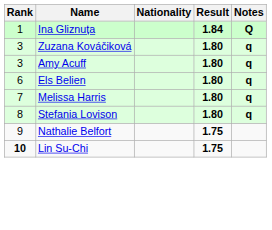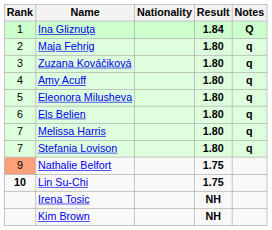+ row: (66, 47)
(20, 64) 3 -> (20, 81) 4
+ row: (85, 98)
(20, 115) 8 -> (20, 149) 7
(20, 132) no background -> (20, 166) lightsalmon background
+ row: (64, 200)
+ row: (64, 217)
